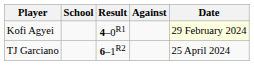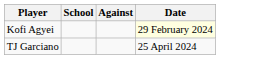- column: (113, 12)
